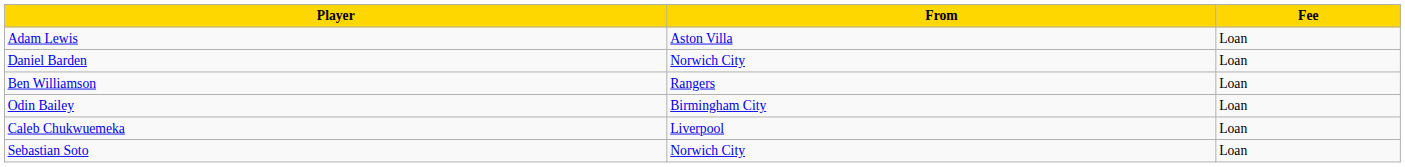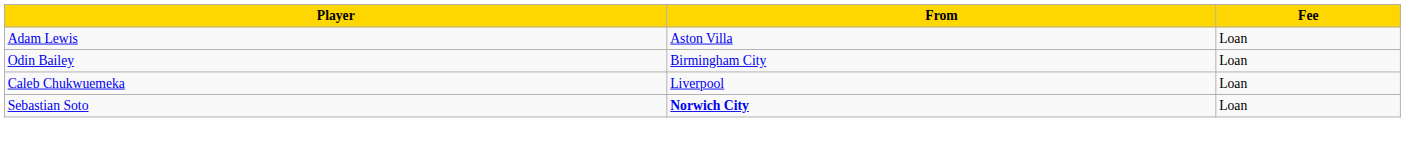- row: (47, 61)
- row: (52, 83)
(708, 151) normal -> (710, 106) bold
